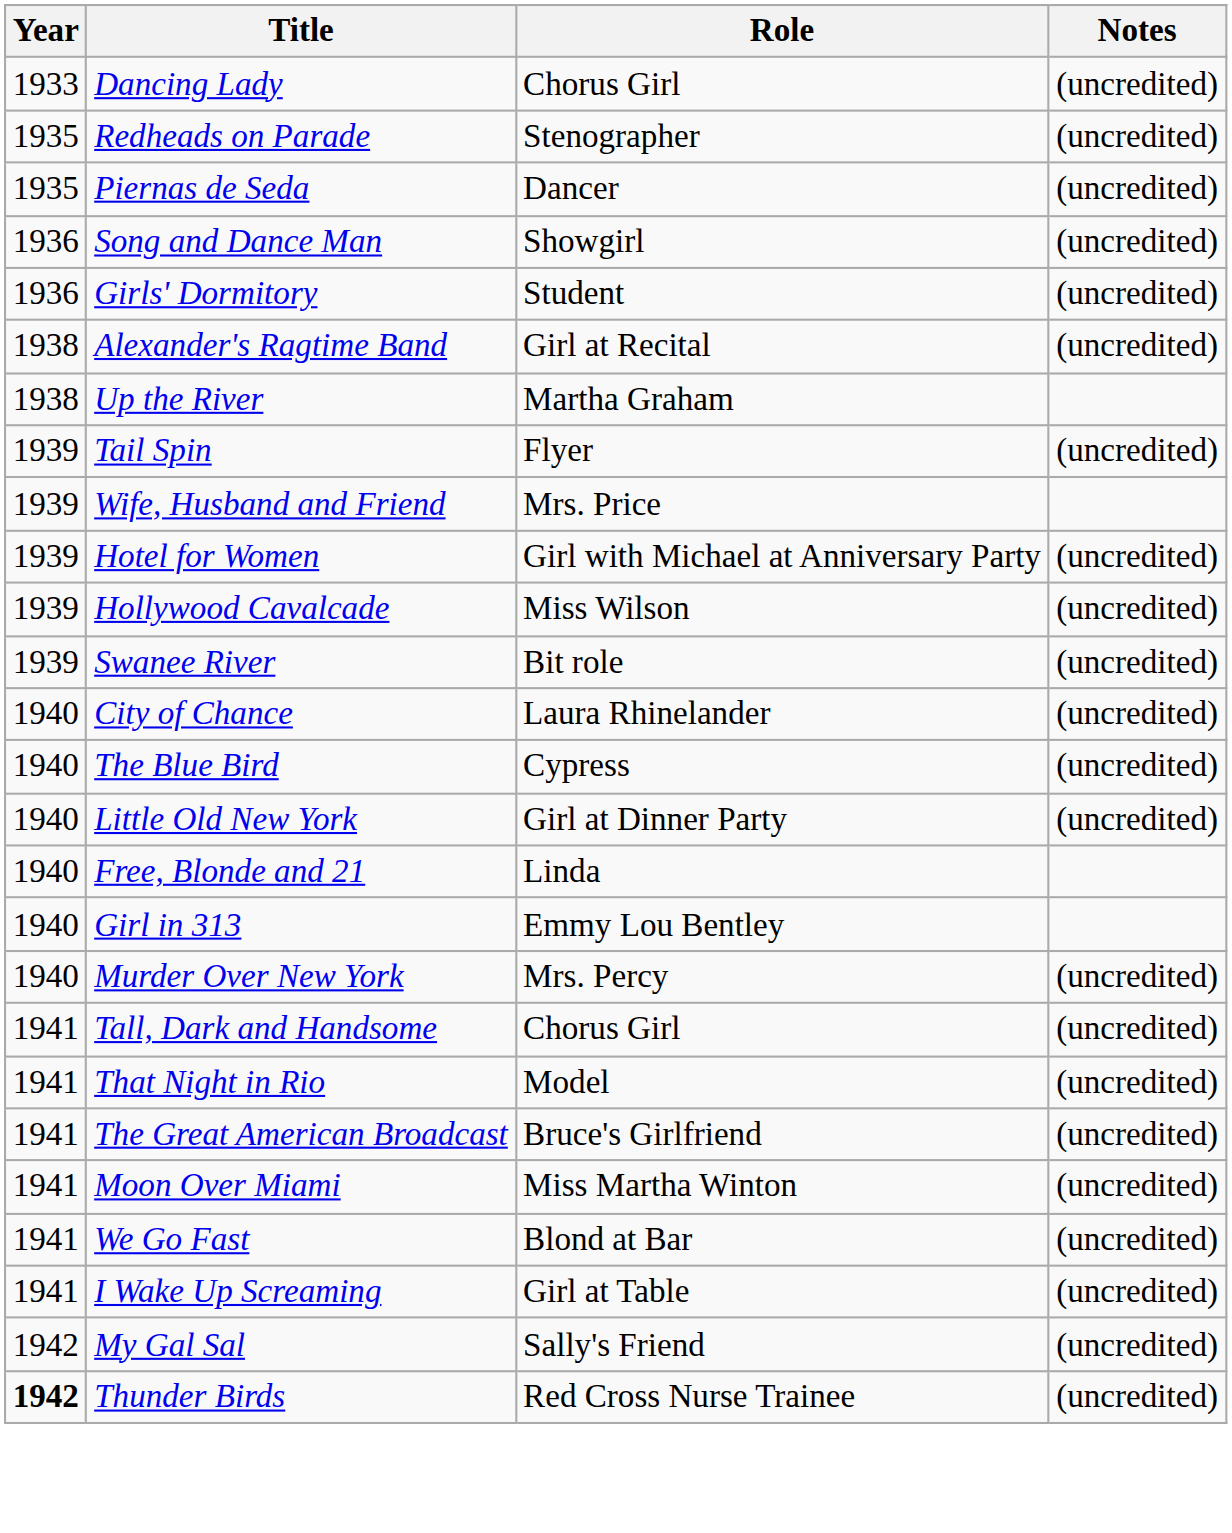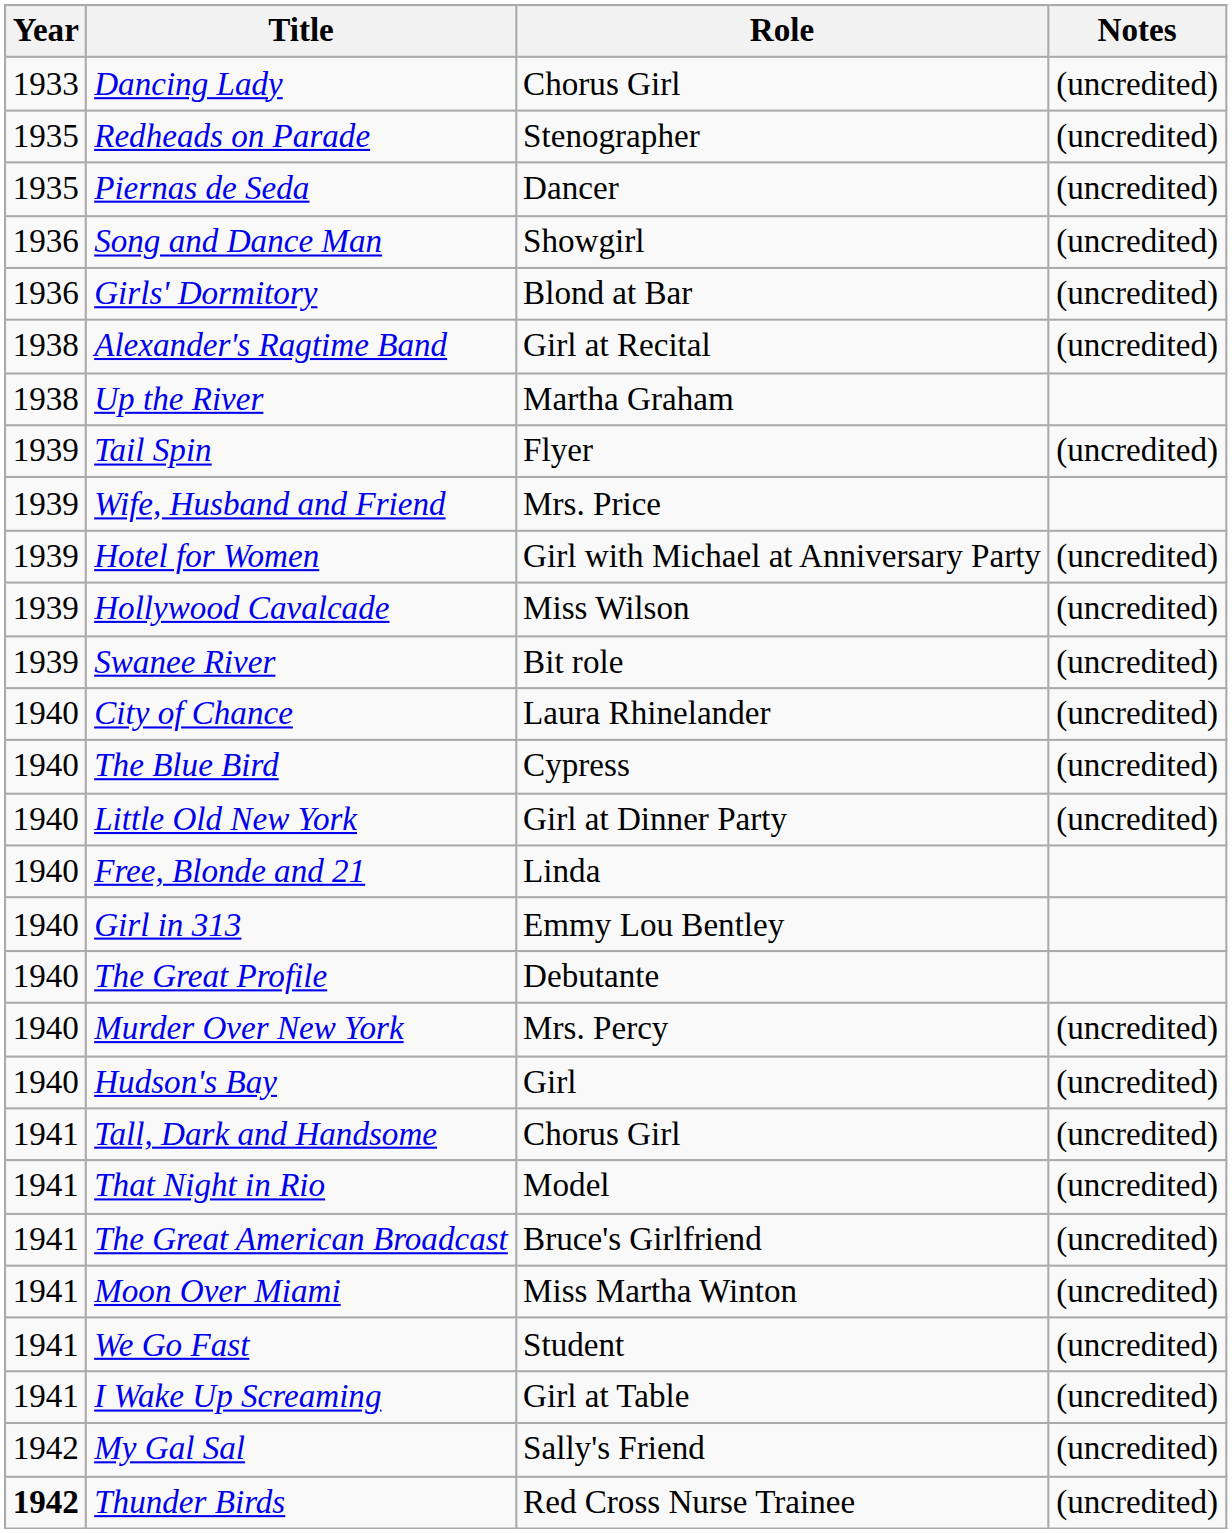(574, 293) Student -> (608, 293) Blond at Bar
+ row: (211, 976)
+ row: (186, 1081)
(608, 1238) Blond at Bar -> (574, 1343) Student
